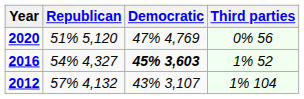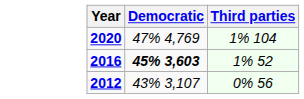- column: (84, 17)
(253, 39) 0% 56 -> (253, 39) 1% 104
(253, 83) 1% 104 -> (253, 83) 0% 56
